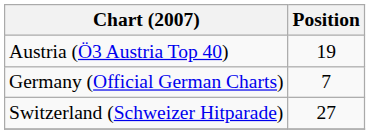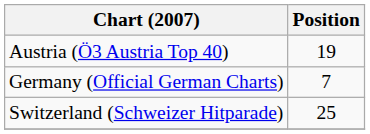(326, 112) 27 -> (326, 112) 25
